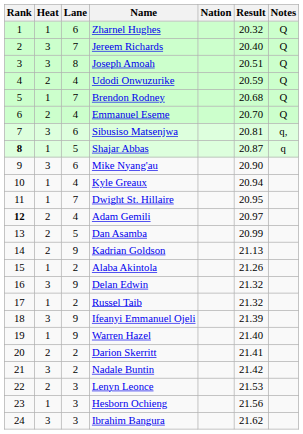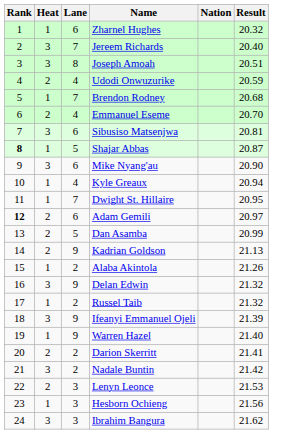- column: (283, 13)
(75, 217) 4 -> (75, 217) 6
